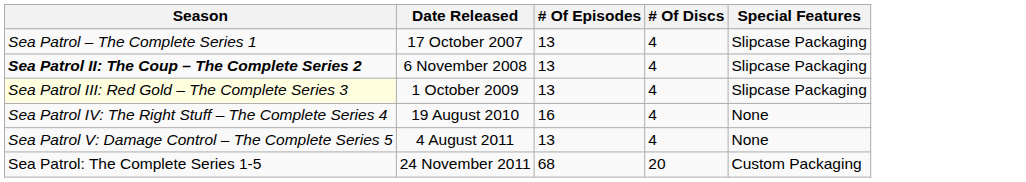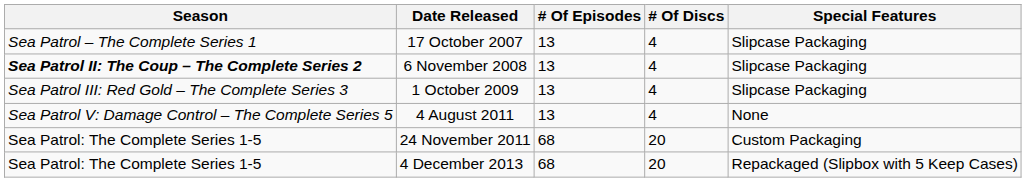(178, 90) lightyellow background -> (178, 90) no background
- row: (465, 115)
+ row: (461, 164)
